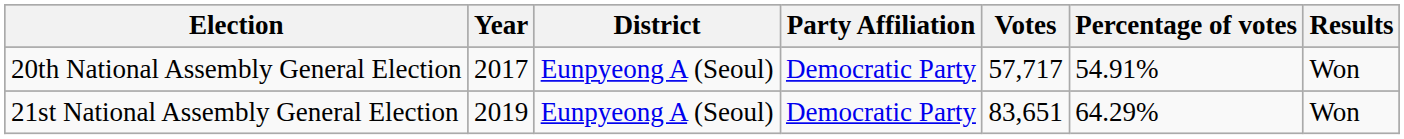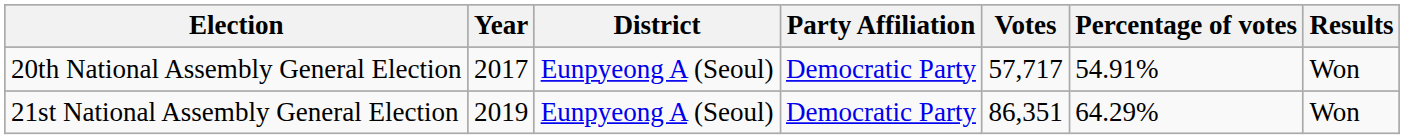(1026, 111) 83,651 -> (1026, 111) 86,351
